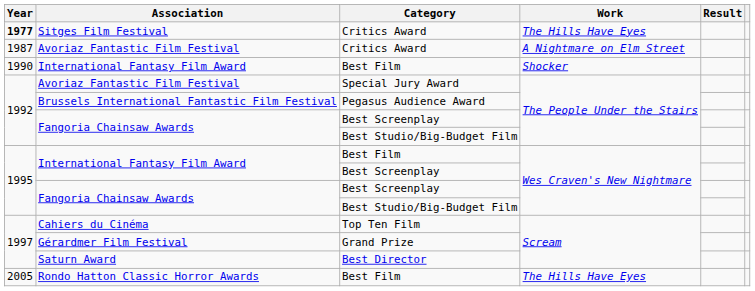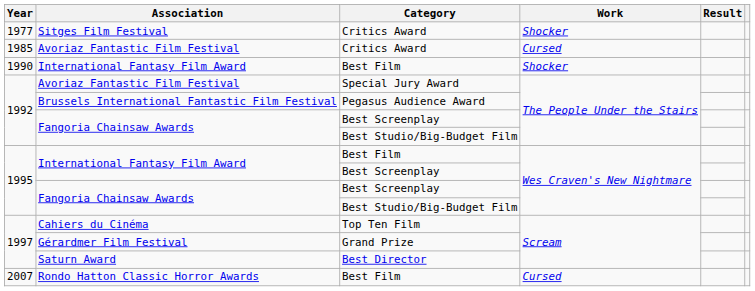(20, 31) bold -> (20, 31) normal
(584, 31) The Hills Have Eyes -> (545, 31) Shocker
(20, 48) 1987 -> (20, 48) 1985
(604, 48) A Nightmare on Elm Street -> (542, 48) Cursed
(20, 277) 2005 -> (20, 277) 2007
(584, 277) The Hills Have Eyes -> (542, 277) Cursed
